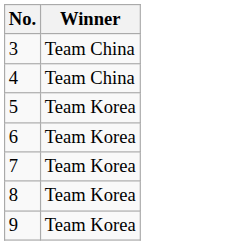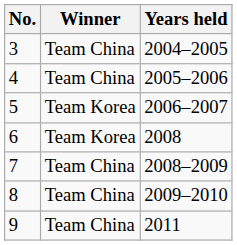+ column: (186, 19)
(90, 166) Team Korea -> (90, 166) Team China
(90, 195) Team Korea -> (90, 195) Team China
(90, 225) Team Korea -> (90, 225) Team China
